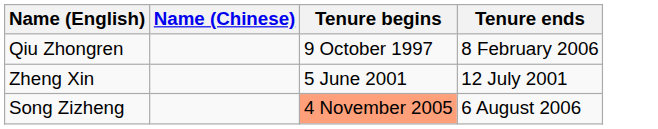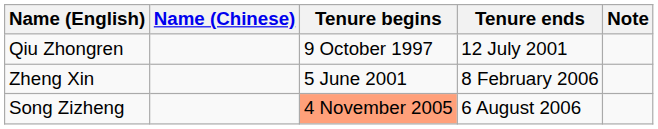+ column: (628, 19)
(530, 49) 8 February 2006 -> (514, 49) 12 July 2001
(514, 78) 12 July 2001 -> (530, 78) 8 February 2006
